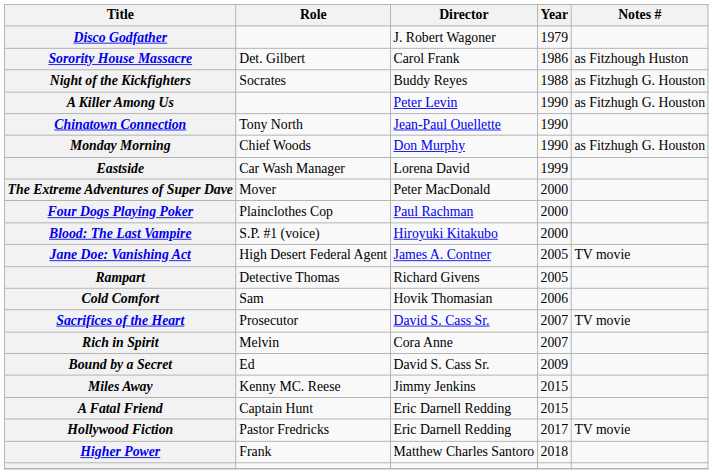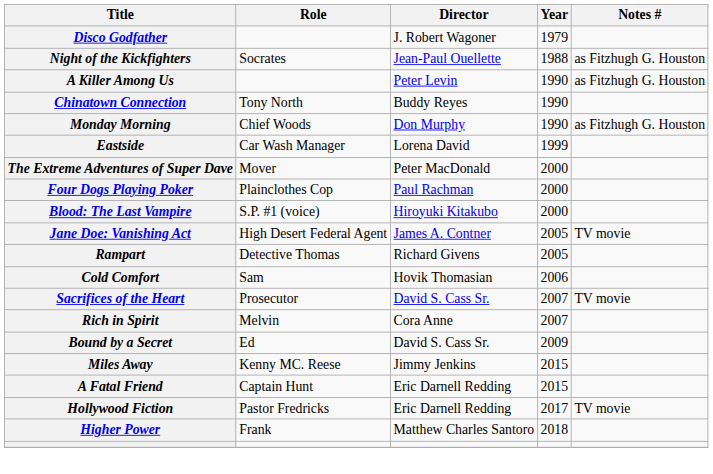- row: (120, 59)
(430, 80) Buddy Reyes -> (447, 59) Jean-Paul Ouellette
(447, 124) Jean-Paul Ouellette -> (430, 102) Buddy Reyes
